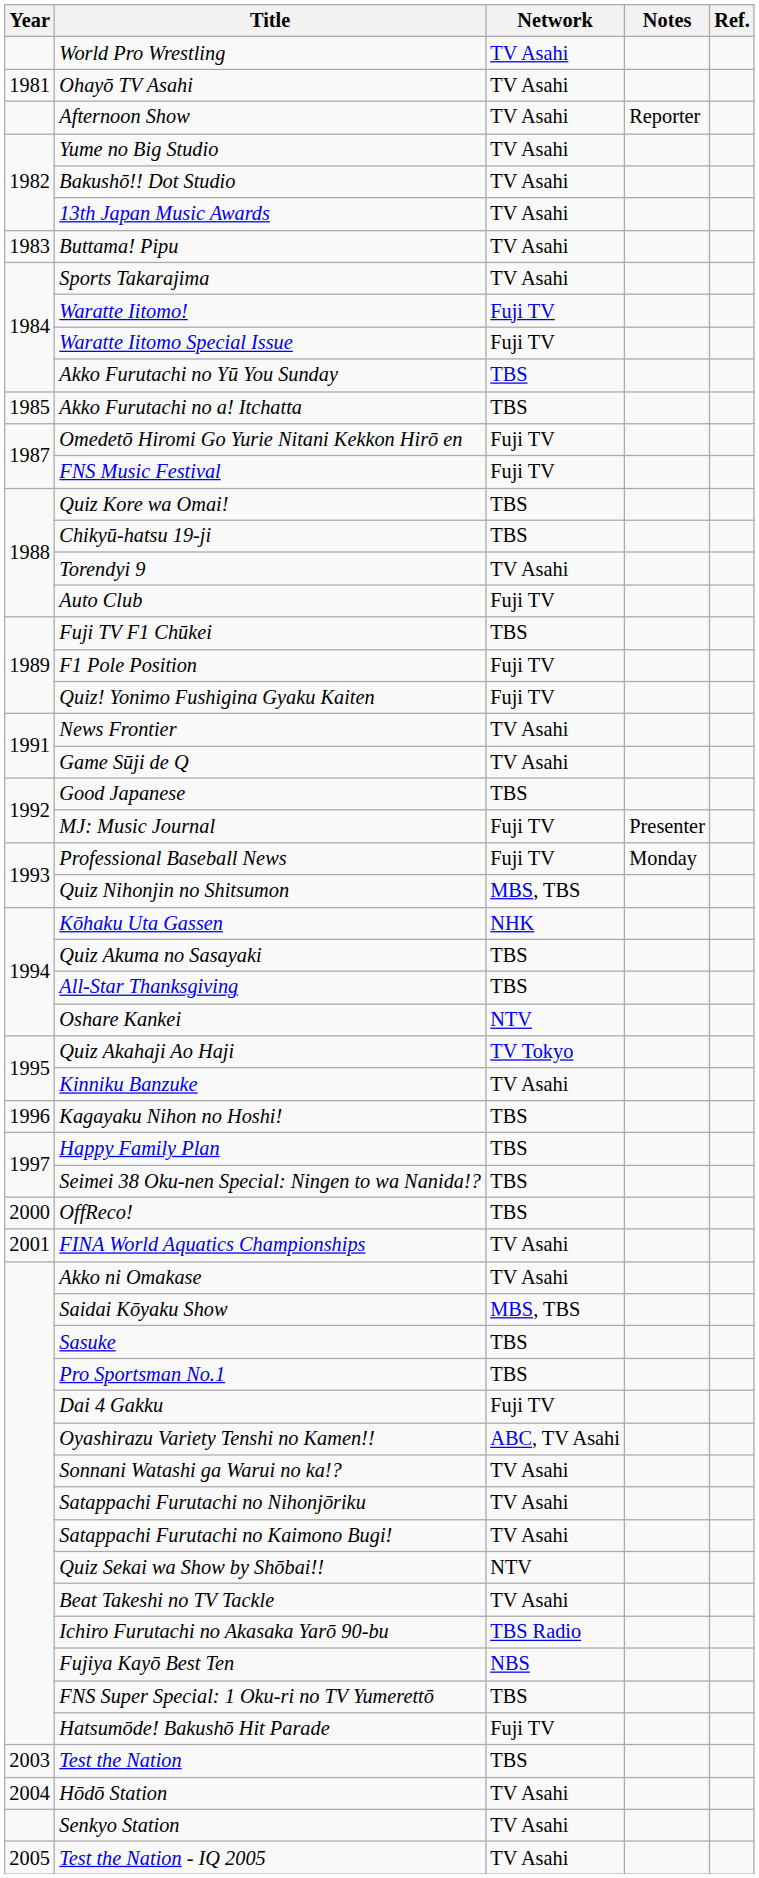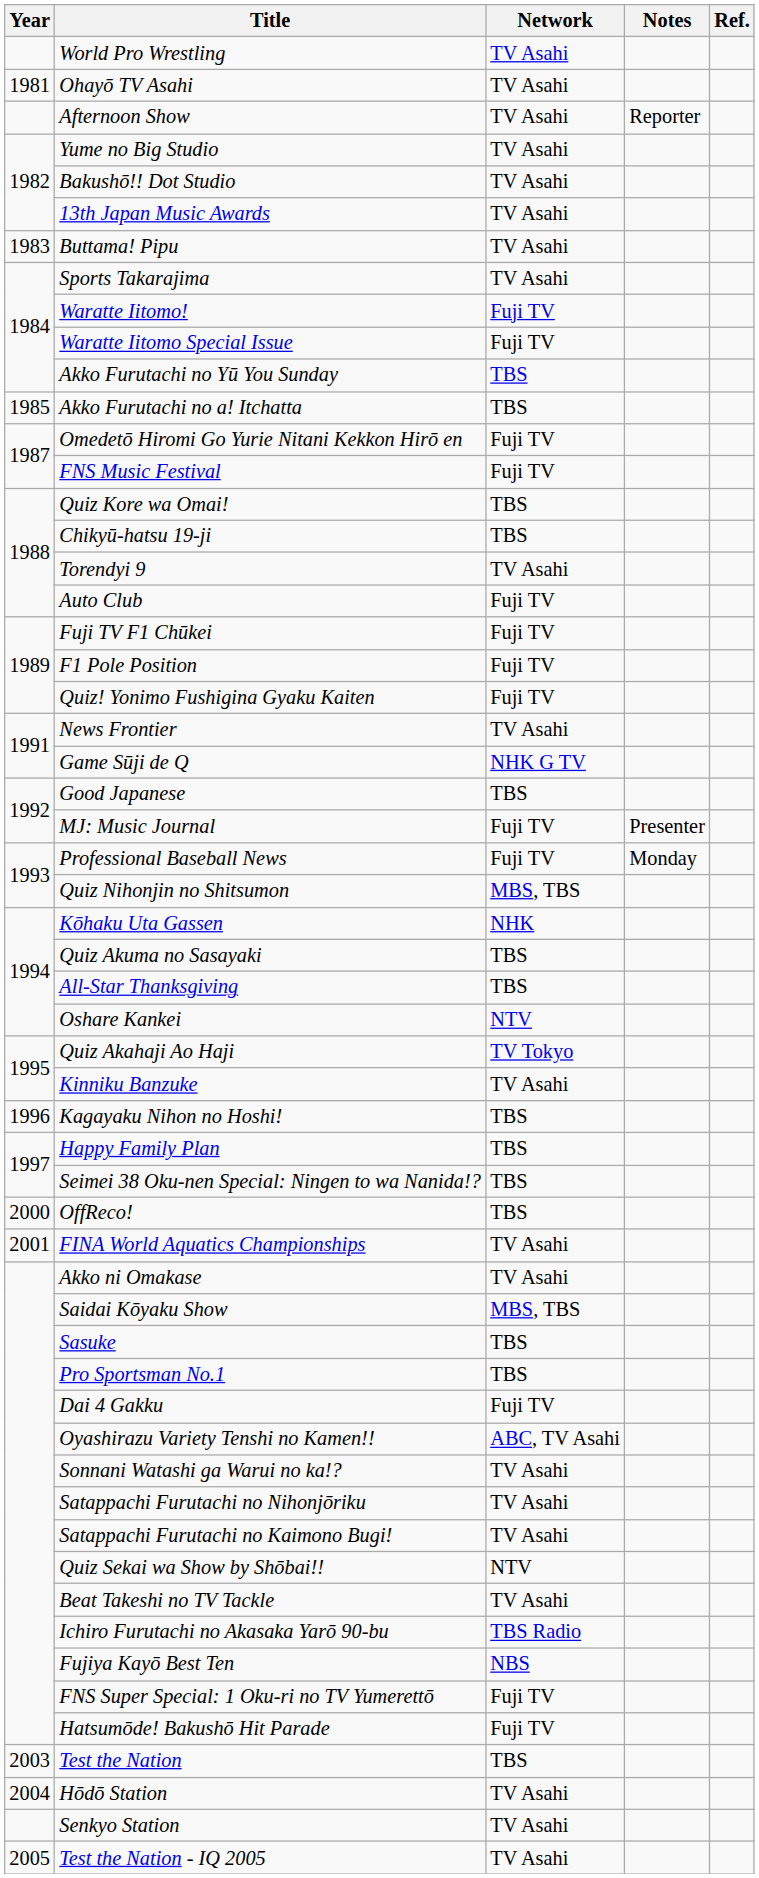(509, 632) TBS -> (523, 632) Fuji TV
(529, 761) TV Asahi -> (538, 761) NHK G TV
(509, 1696) TBS -> (523, 1696) Fuji TV
